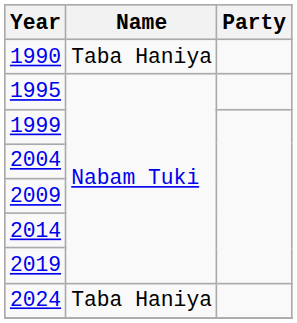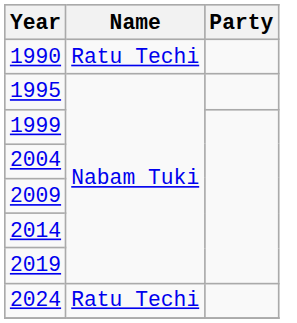(142, 57) Taba Haniya -> (135, 57) Ratu Techi
(142, 300) Taba Haniya -> (135, 300) Ratu Techi
